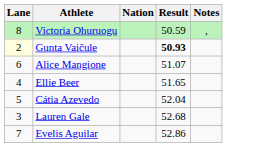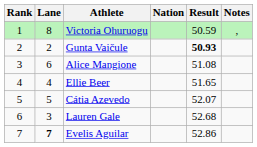+ column: (20, 13)
(19, 47) lightyellow background -> (49, 47) no background
(174, 64) 51.07 -> (204, 64) 51.08
(174, 99) 52.04 -> (204, 99) 52.07
(19, 133) normal -> (49, 133) bold
